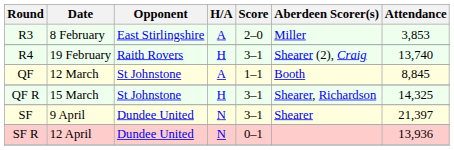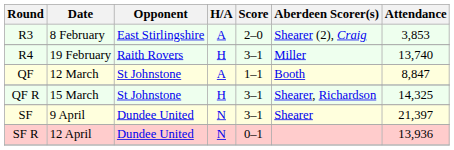(290, 34) Miller -> (320, 34) Shearer (2), Craig
(320, 54) Shearer (2), Craig -> (290, 54) Miller
(416, 74) 8,845 -> (416, 74) 8,847
